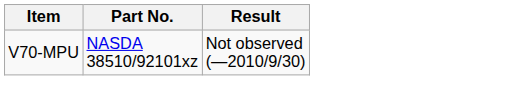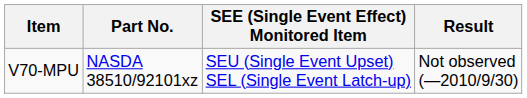+ column: (308, 26)
